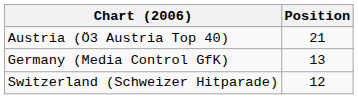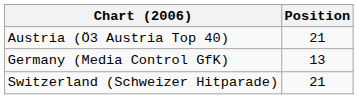(317, 82) 12 -> (317, 82) 21
